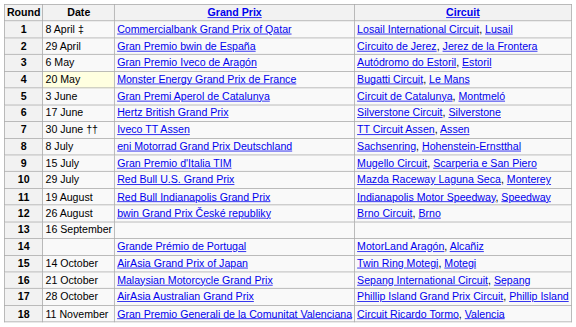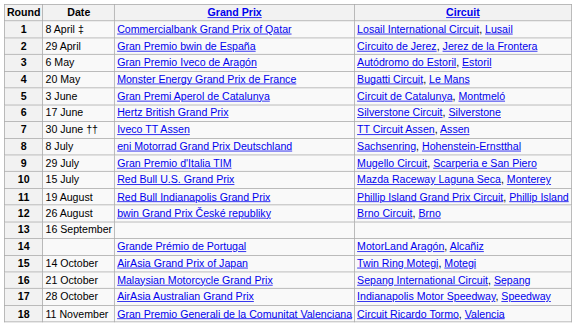(63, 79) lightyellow background -> (63, 79) no background
(62, 163) 15 July -> (62, 163) 29 July
(62, 180) 29 July -> (62, 180) 15 July
(454, 196) Indianapolis Motor Speedway, Speedway -> (463, 196) Phillip Island Grand Prix Circuit, Phillip Island
(463, 297) Phillip Island Grand Prix Circuit, Phillip Island -> (454, 297) Indianapolis Motor Speedway, Speedway
